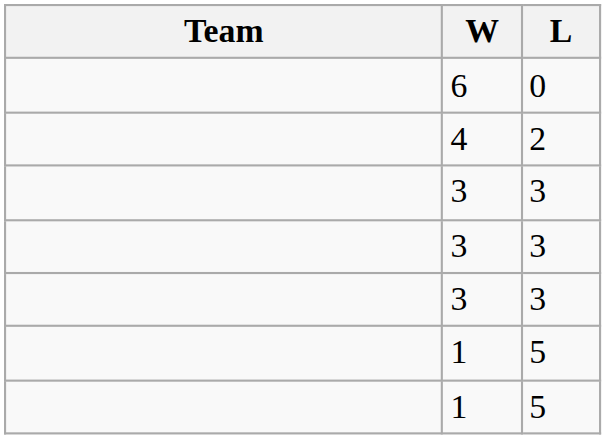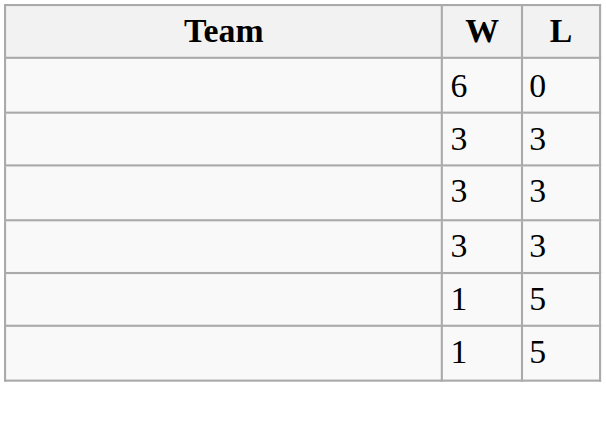- row: (459, 138)
